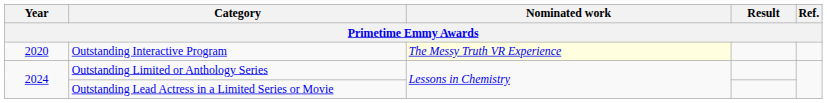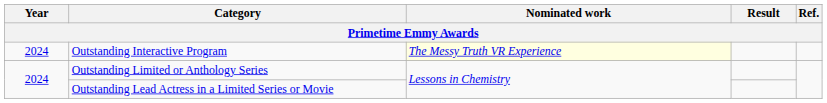(37, 51) 2020 -> (37, 51) 2024
